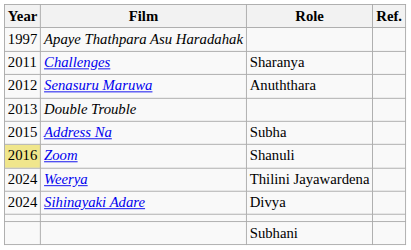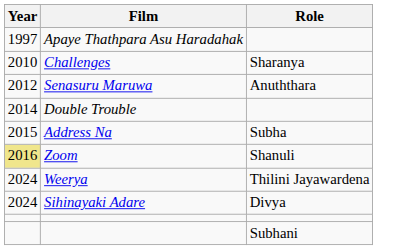- column: (389, 16)
(22, 62) 2011 -> (23, 62) 2010
(23, 109) 2013 -> (23, 109) 2014
